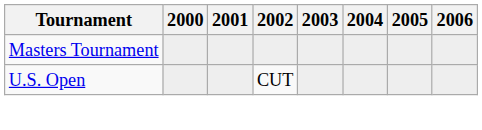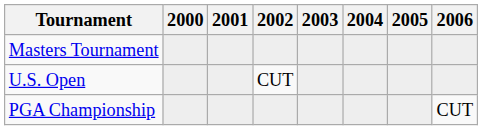+ row: (82, 109)
